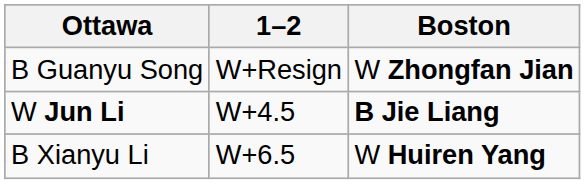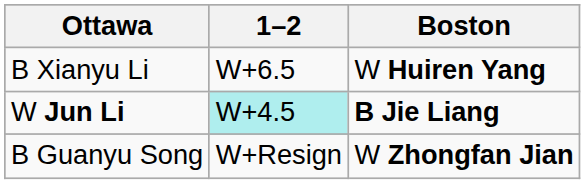rows swapped: (107, 69) <-> (80, 155)
(255, 112) no background -> (255, 112) paleturquoise background
